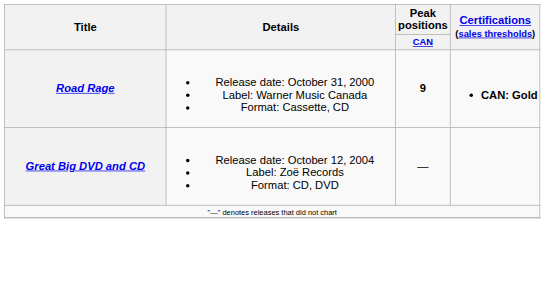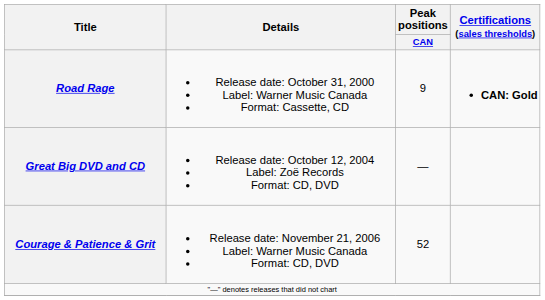(423, 88) bold -> (423, 88) normal
+ row: (85, 244)
